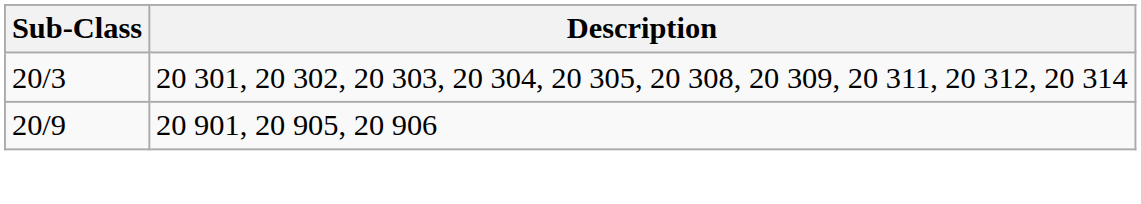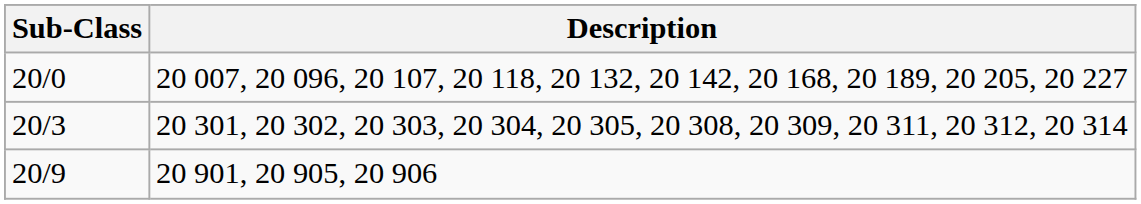+ row: (39, 76)
